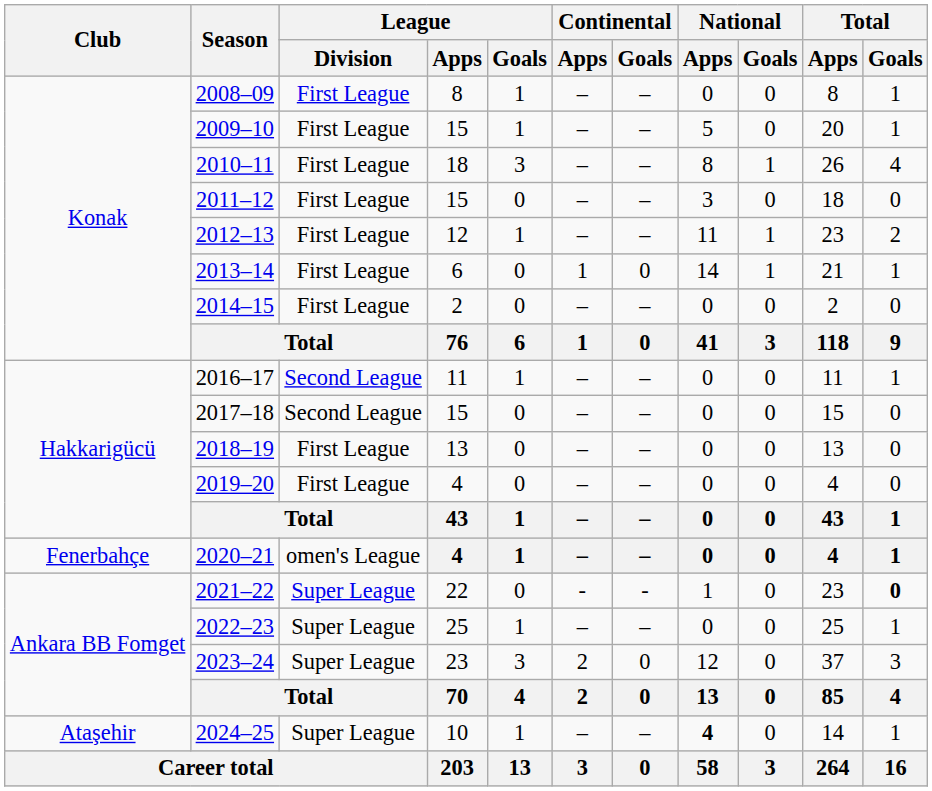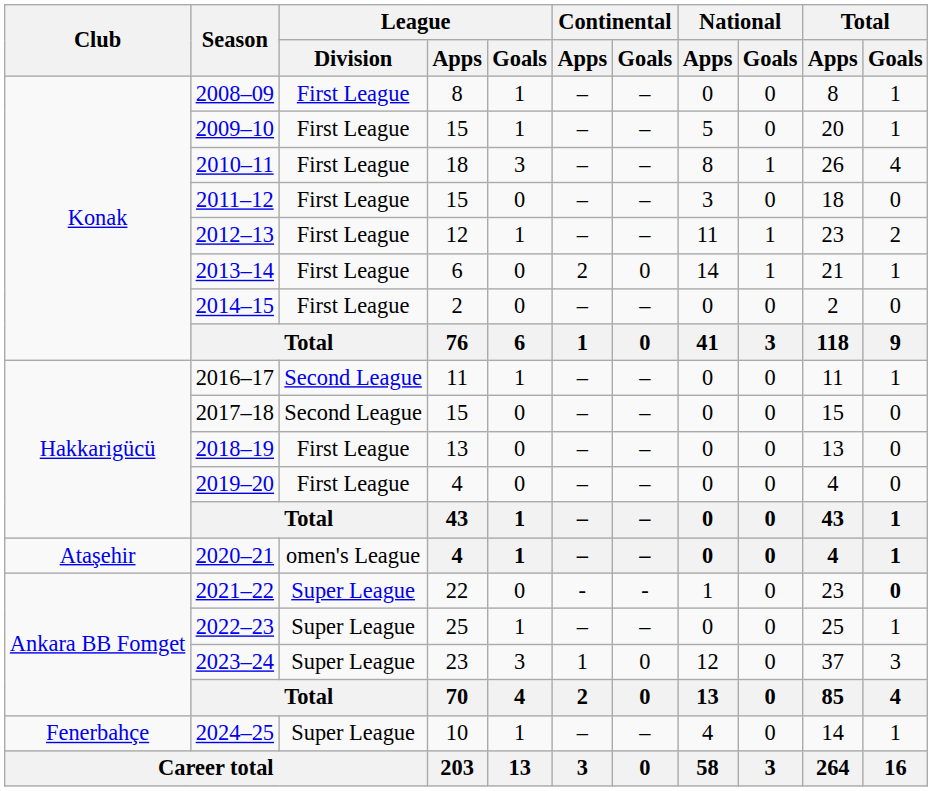(582, 270) 1 -> (582, 270) 2
(98, 555) Fenerbahçe -> (98, 555) Ataşehir
(582, 661) 2 -> (582, 661) 1
(98, 732) Ataşehir -> (98, 732) Fenerbahçe
(708, 732) bold -> (708, 732) normal
